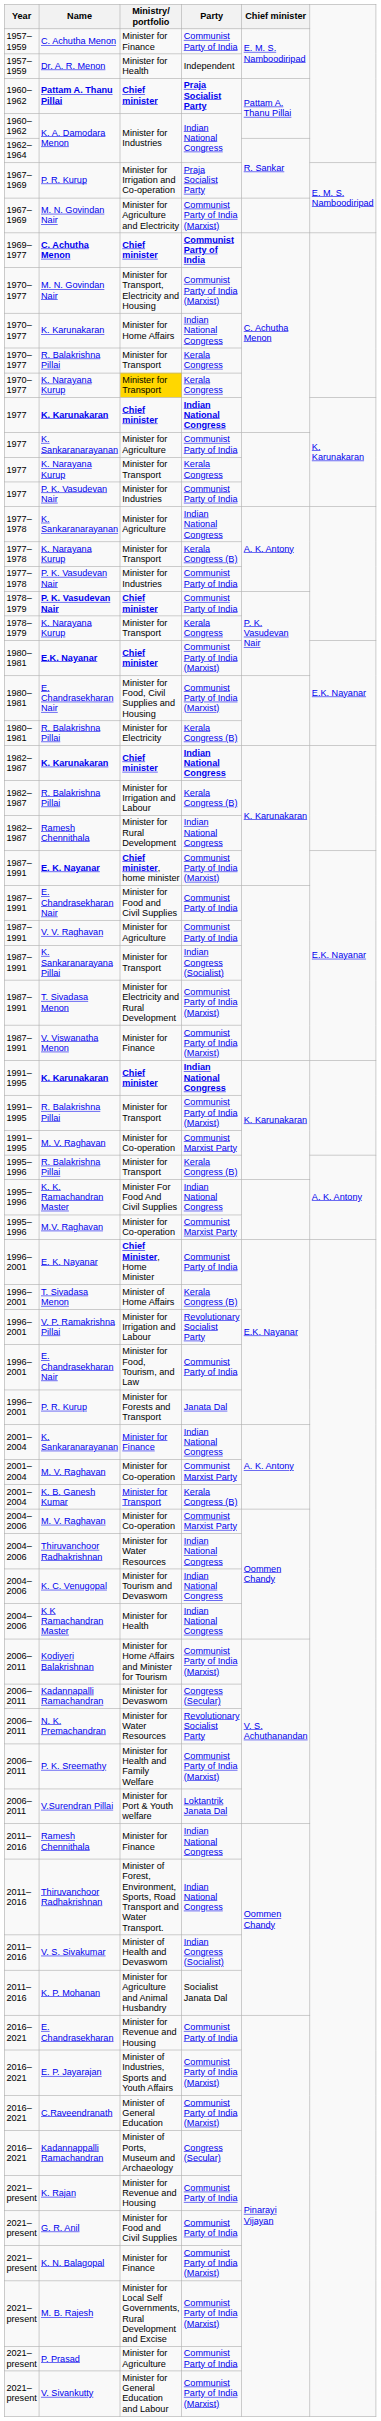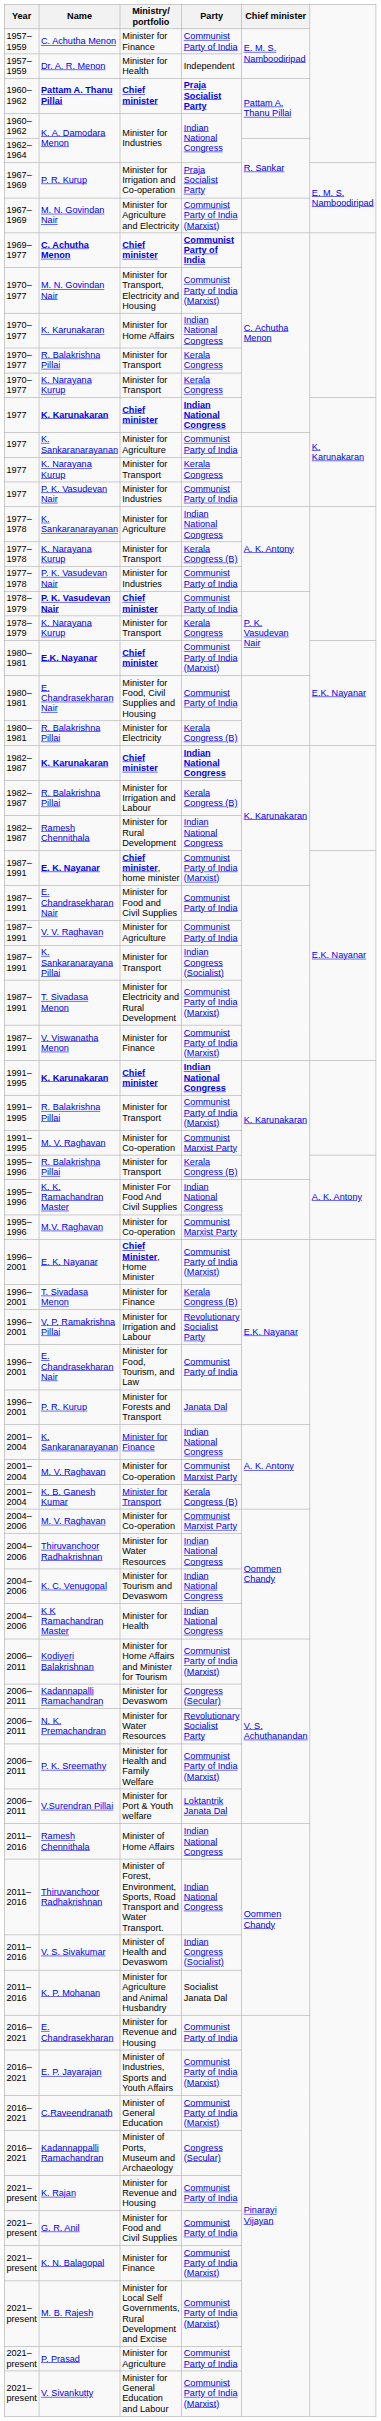(145, 385) gold background -> (145, 385) no background
(211, 698) Communist Party of India (Marxist) -> (211, 698) Communist Party of India
(211, 1262) Communist Party of India -> (211, 1262) Communist Party of India (Marxist)
(148, 1297) Minister of Home Affairs -> (145, 1297) Minister for Finance
(145, 1841) Minister for Finance -> (148, 1841) Minister of Home Affairs
